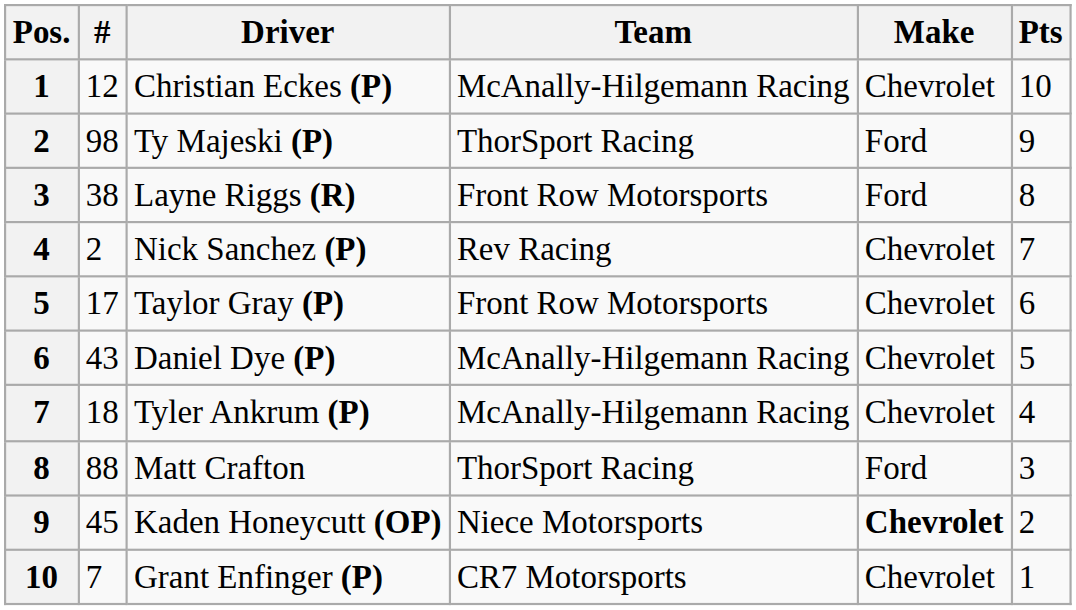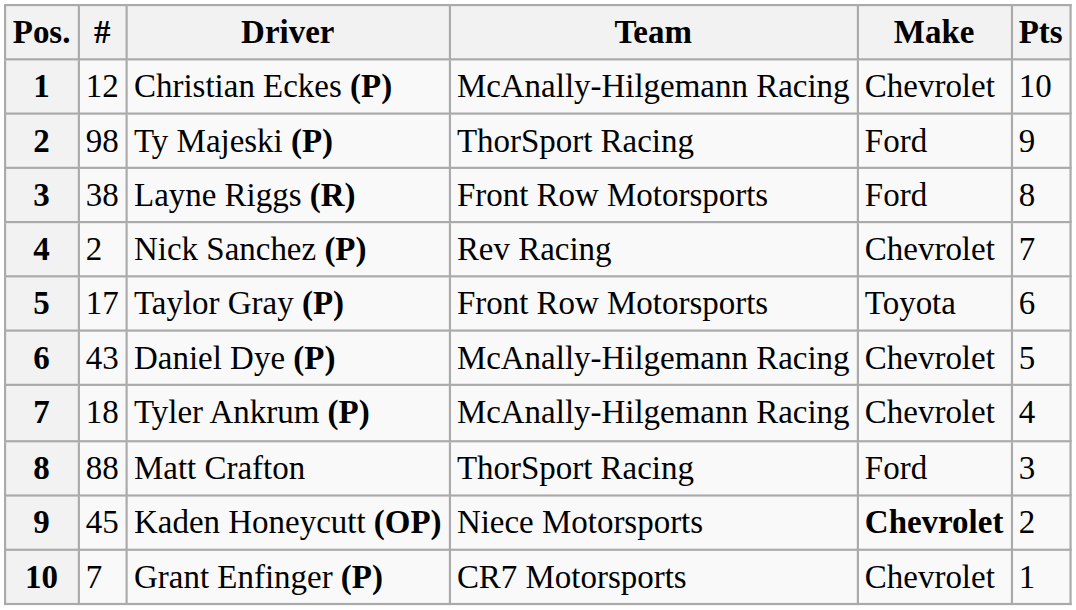(930, 303) Chevrolet -> (910, 303) Toyota
